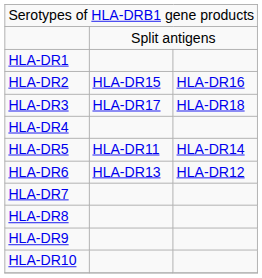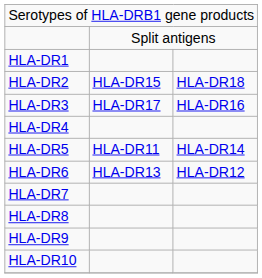(211, 82) HLA-DR16 -> (211, 82) HLA-DR18
(211, 105) HLA-DR18 -> (211, 105) HLA-DR16
